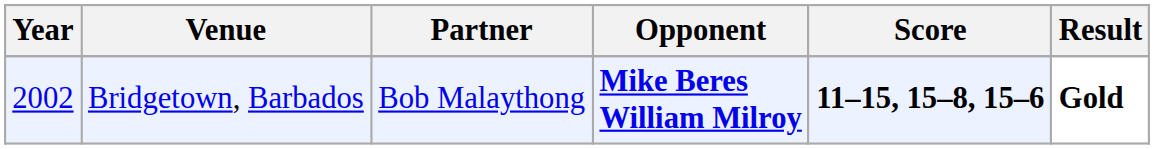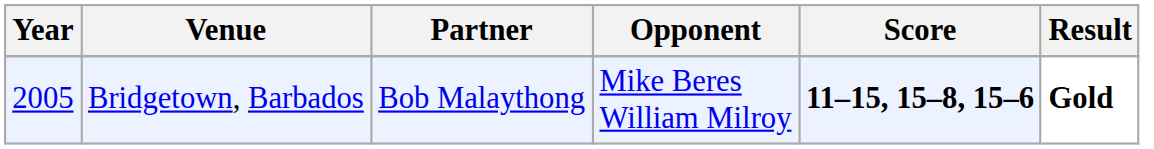(43, 98) 2002 -> (43, 98) 2005
(701, 98) bold -> (695, 98) normal
